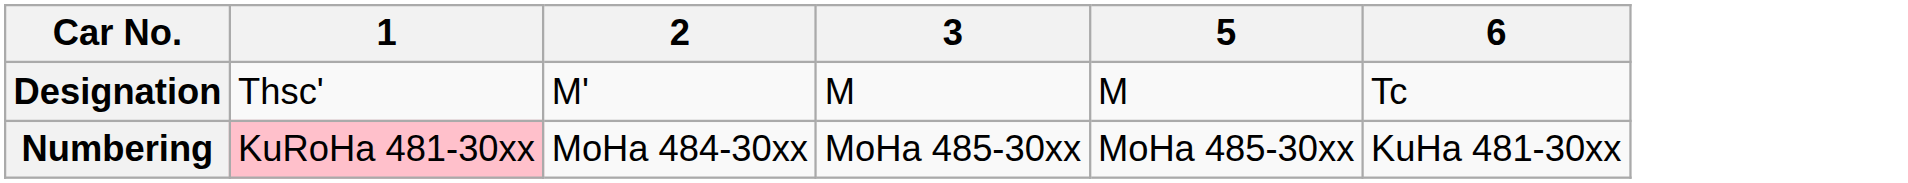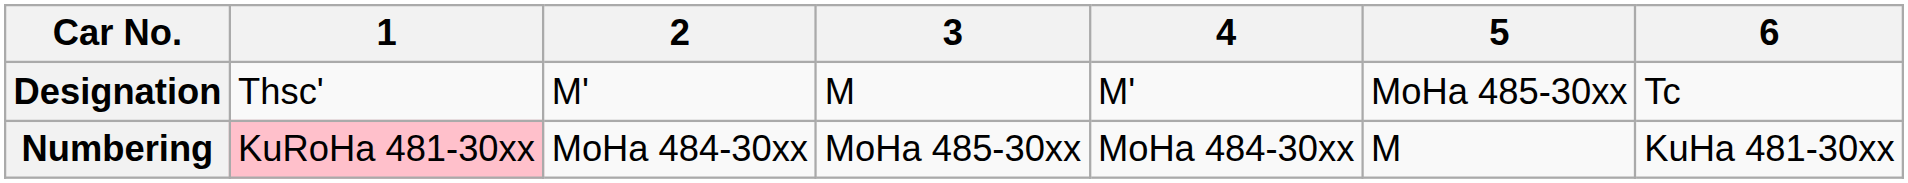+ column: (1226, 33)
(1113, 90) M -> (1499, 90) MoHa 485-30xx
(1226, 148) MoHa 485-30xx -> (1386, 148) M
